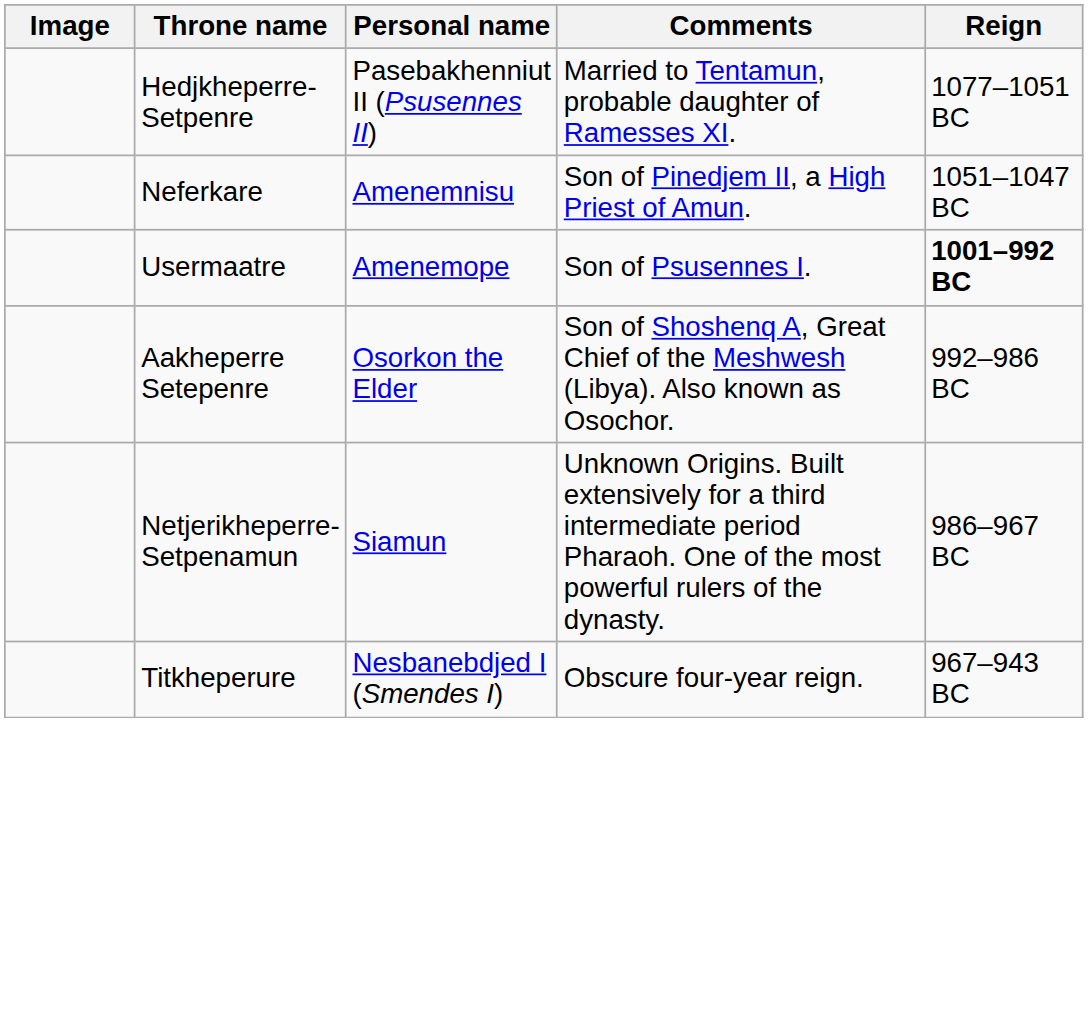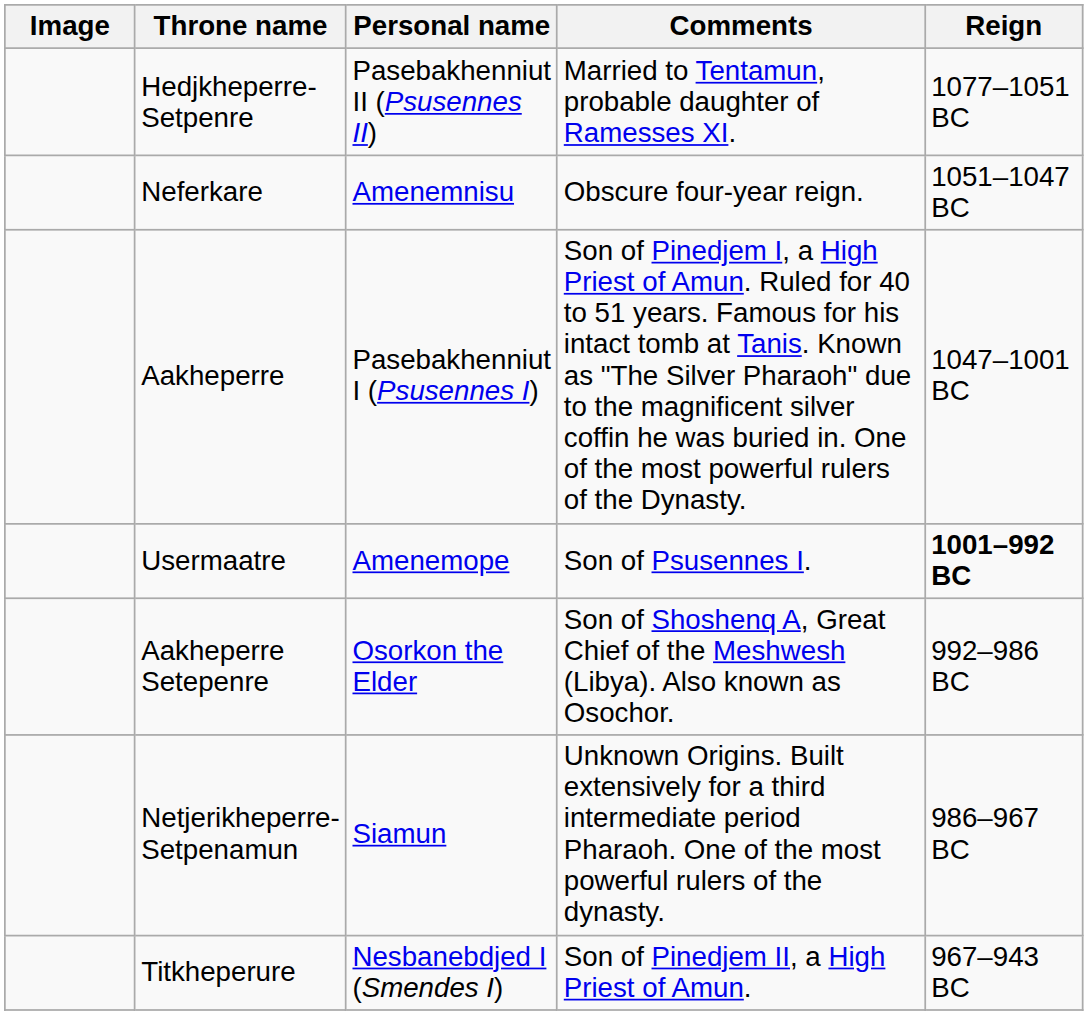(725, 192) Son of Pinedjem II, a High Priest of Amun. -> (714, 192) Obscure four-year reign.
+ row: (213, 376)
(714, 679) Obscure four-year reign. -> (725, 972) Son of Pinedjem II, a High Priest of Amun.
